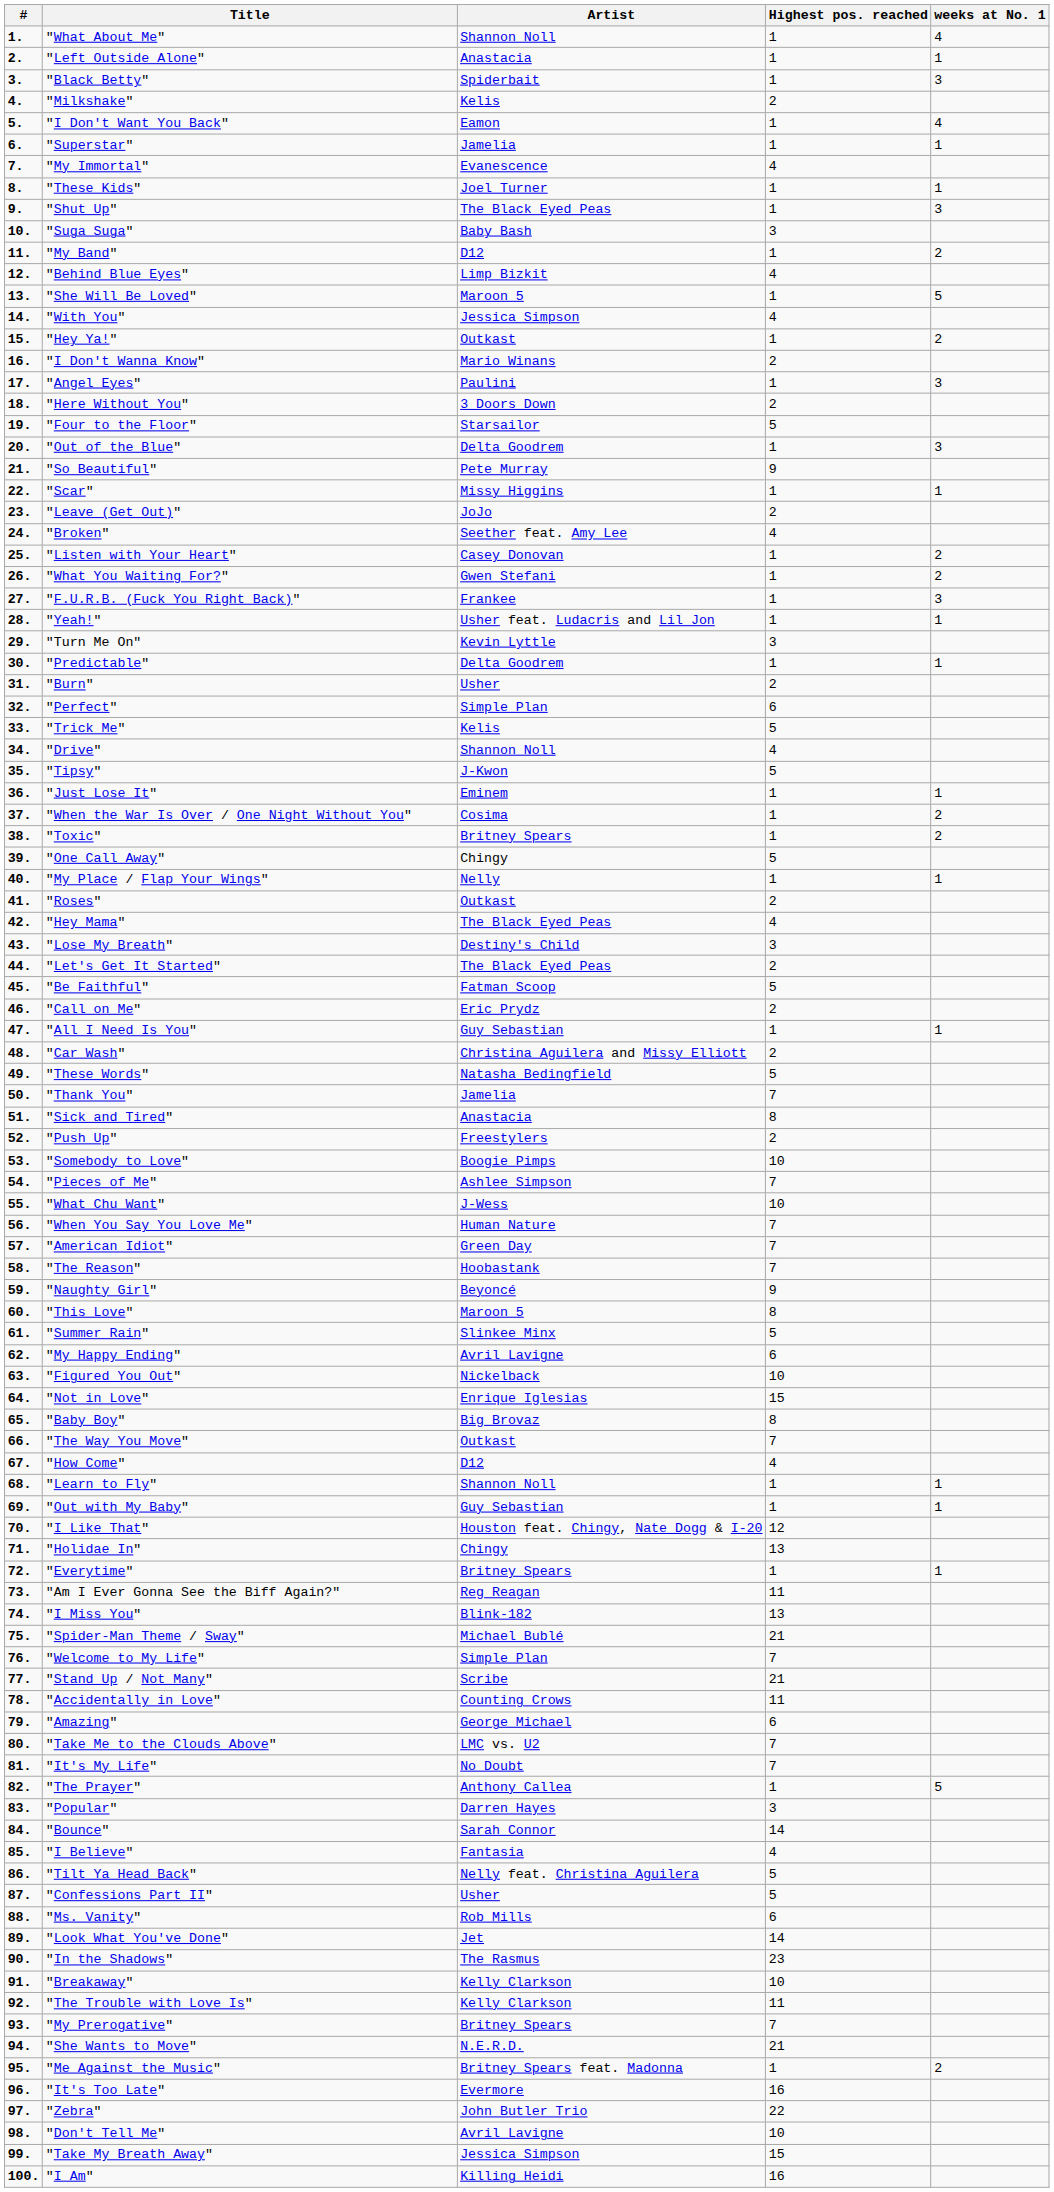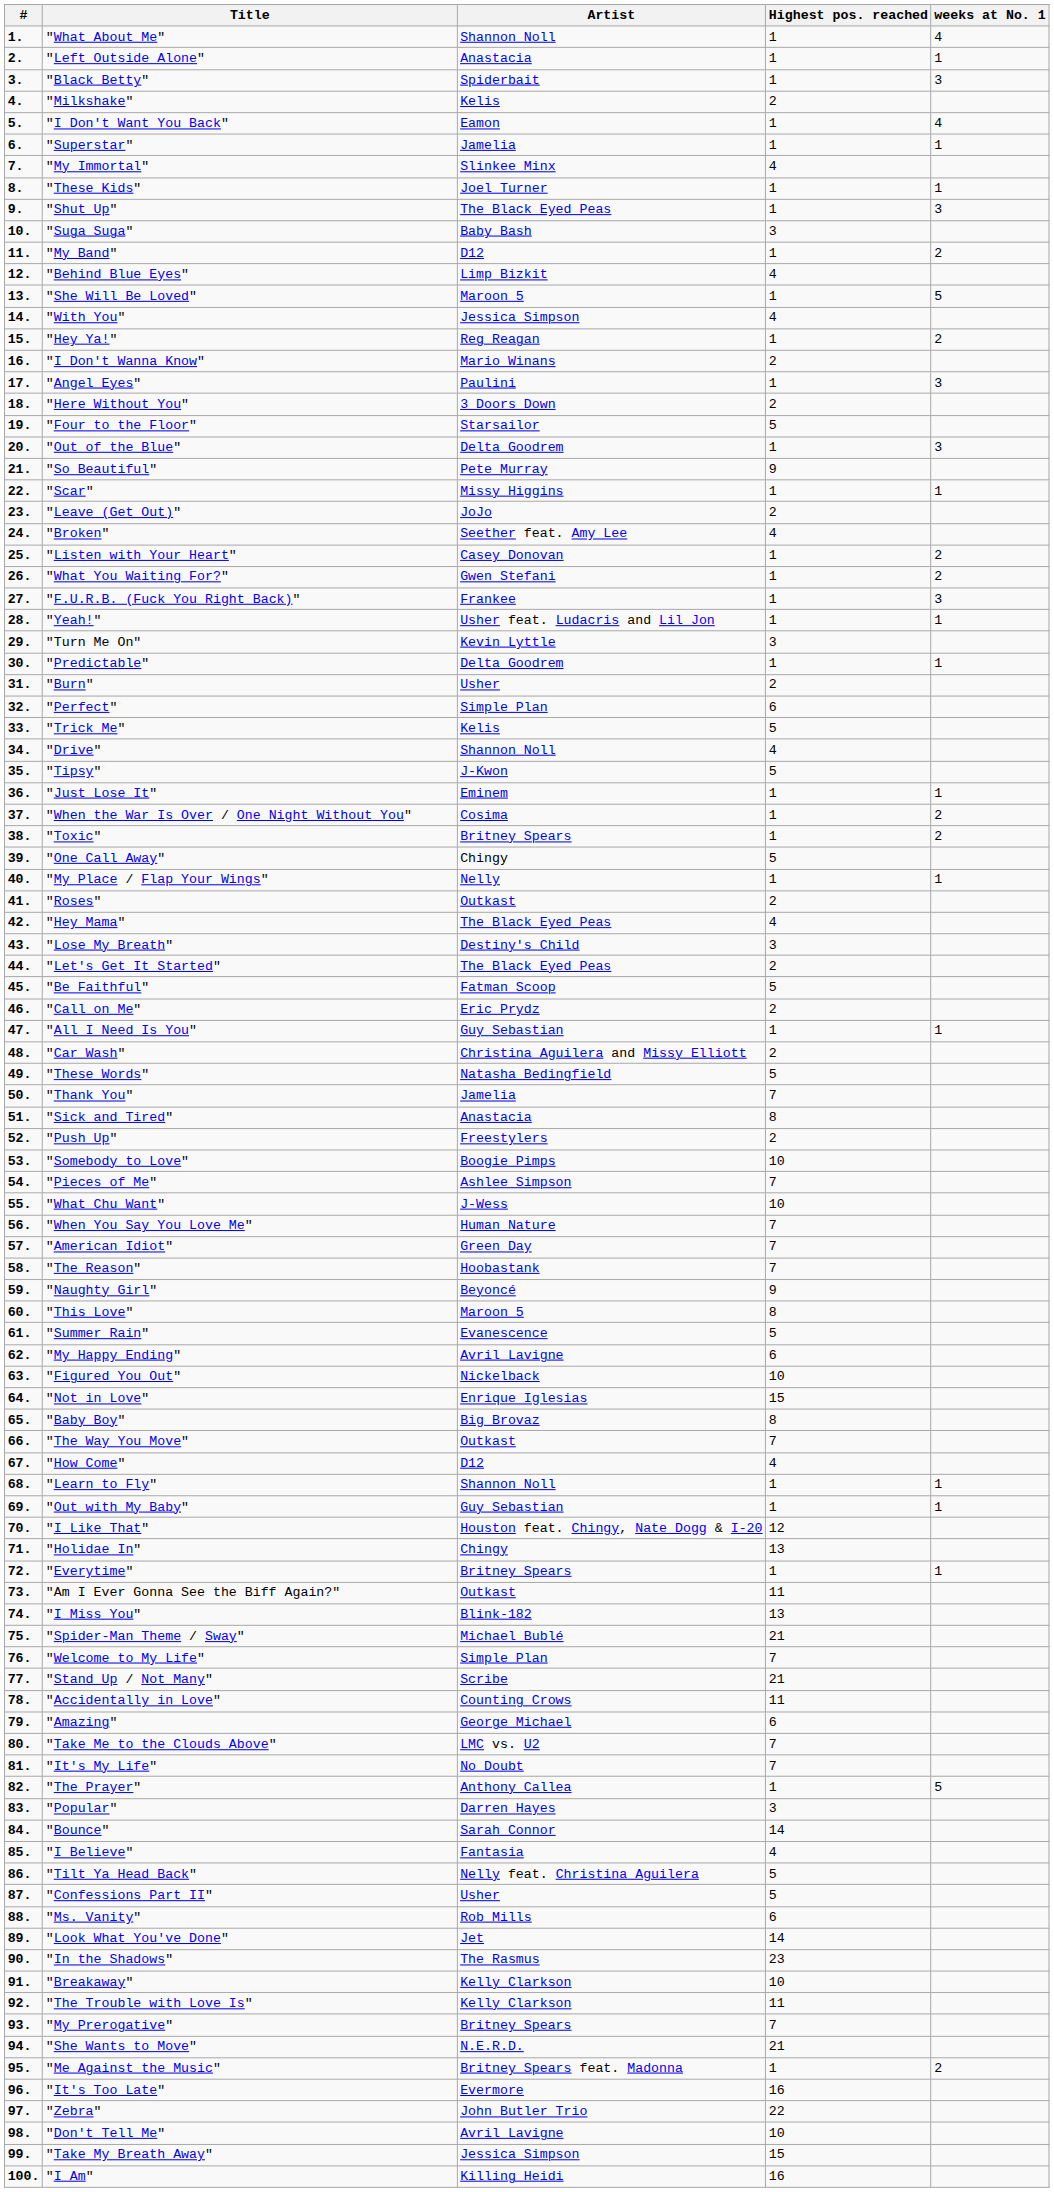(504, 167) Evanescence -> (508, 167) Slinkee Minx
(488, 339) Outkast -> (500, 339) Reg Reagan
(508, 1334) Slinkee Minx -> (504, 1334) Evanescence
(500, 1593) Reg Reagan -> (488, 1593) Outkast
